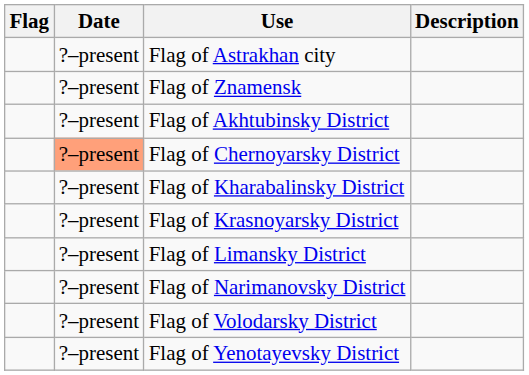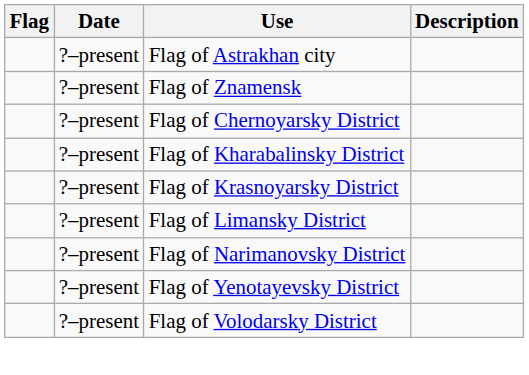- row: (269, 120)
(99, 154) lightsalmon background -> (99, 120) no background
rows swapped: (263, 320) <-> (274, 353)
